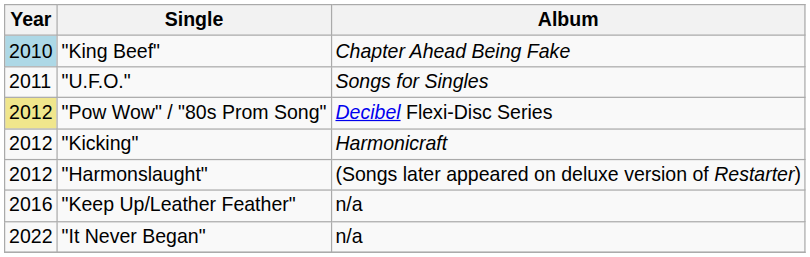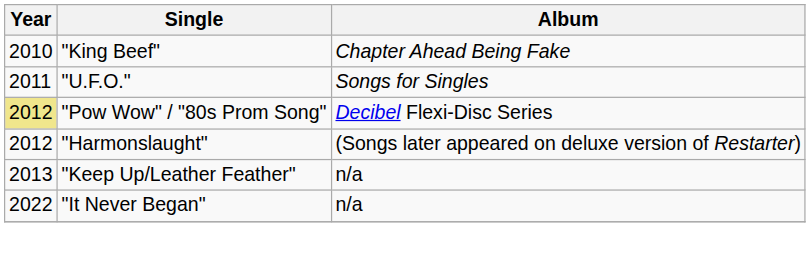(31, 50) lightblue background -> (31, 50) no background
- row: (100, 143)
(31, 205) 2016 -> (31, 174) 2013
